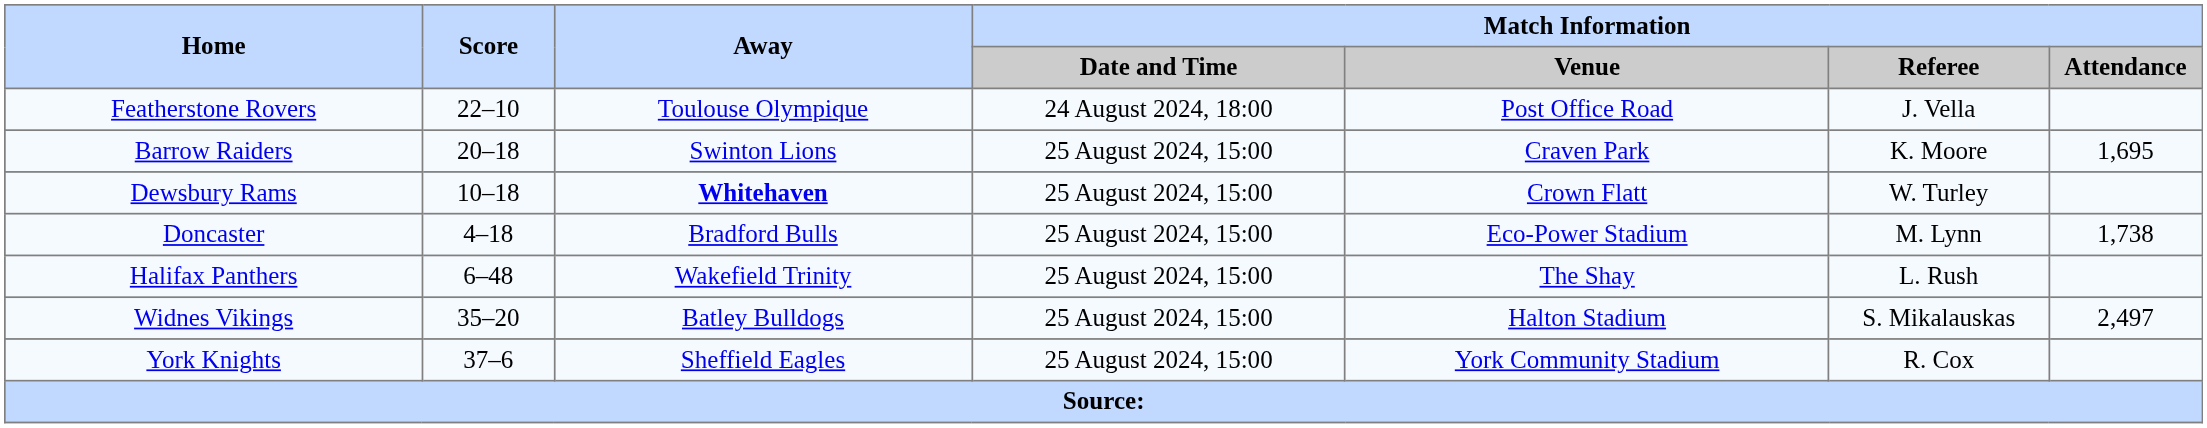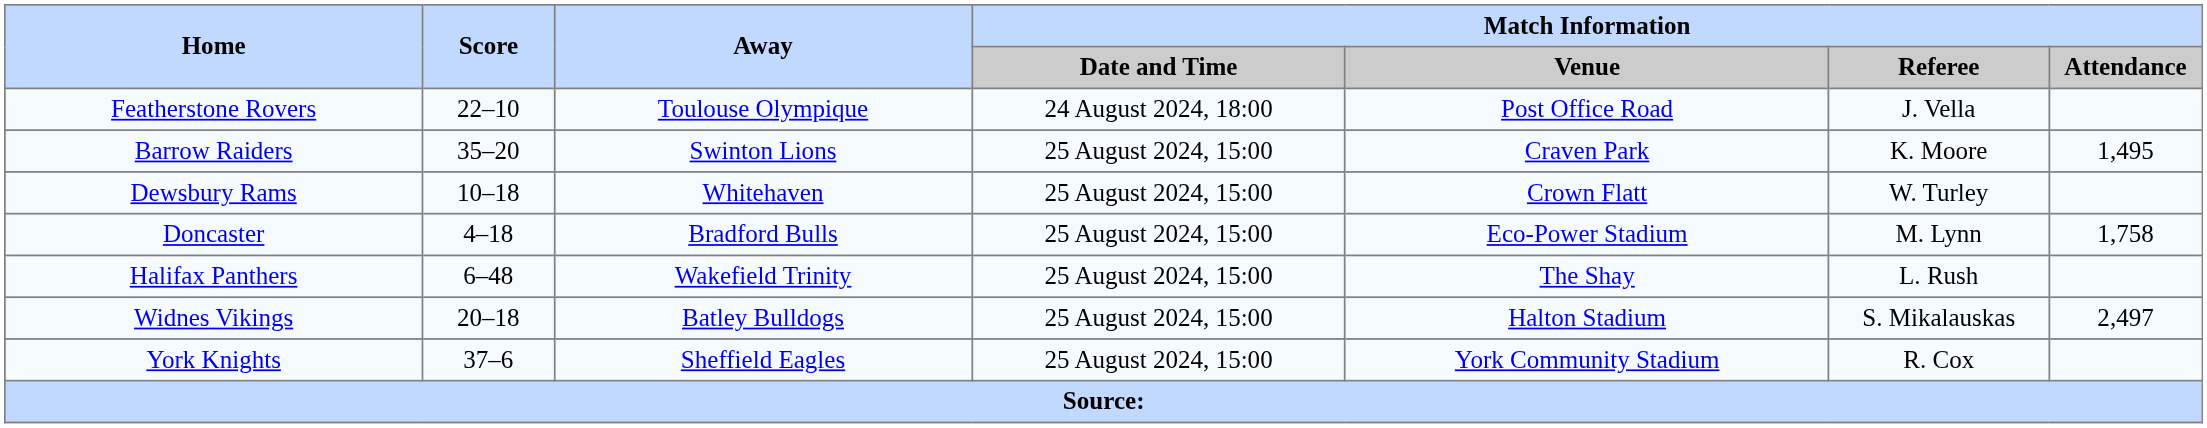(488, 150) 20–18 -> (488, 150) 35–20
(2126, 150) 1,695 -> (2126, 150) 1,495
(763, 192) bold -> (763, 192) normal
(2126, 234) 1,738 -> (2126, 234) 1,758
(488, 317) 35–20 -> (488, 317) 20–18
